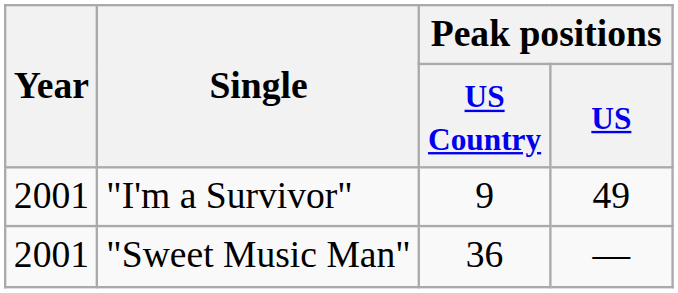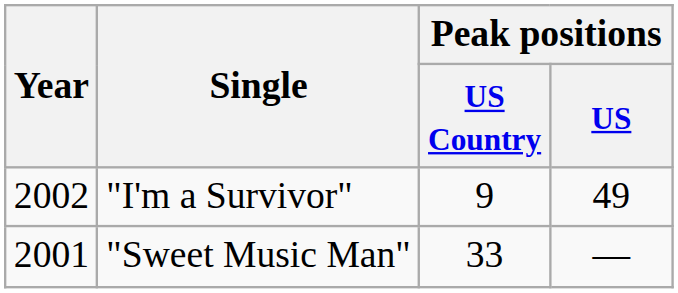(51, 195) 2001 -> (51, 195) 2002
(485, 255) 36 -> (485, 255) 33
